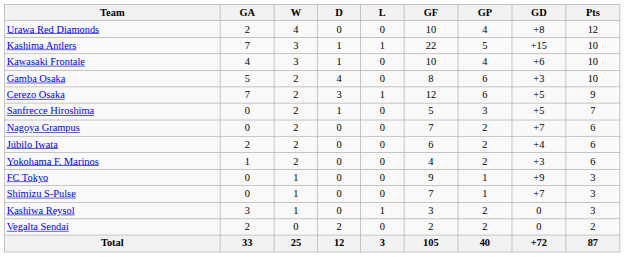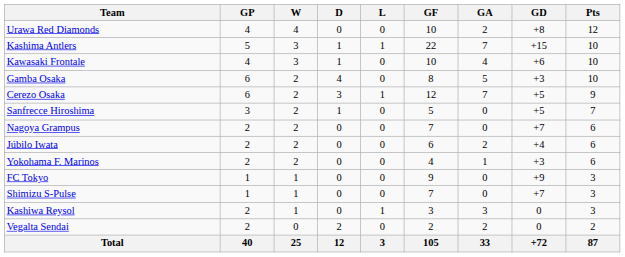columns swapped: (485, 12) <-> (247, 12)
